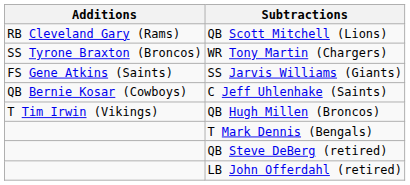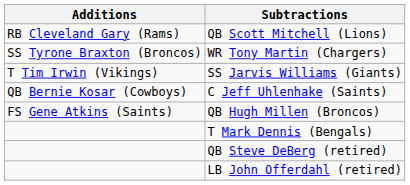(90, 73) FS Gene Atkins (Saints) -> (83, 73) T Tim Irwin (Vikings)
(83, 112) T Tim Irwin (Vikings) -> (90, 112) FS Gene Atkins (Saints)
